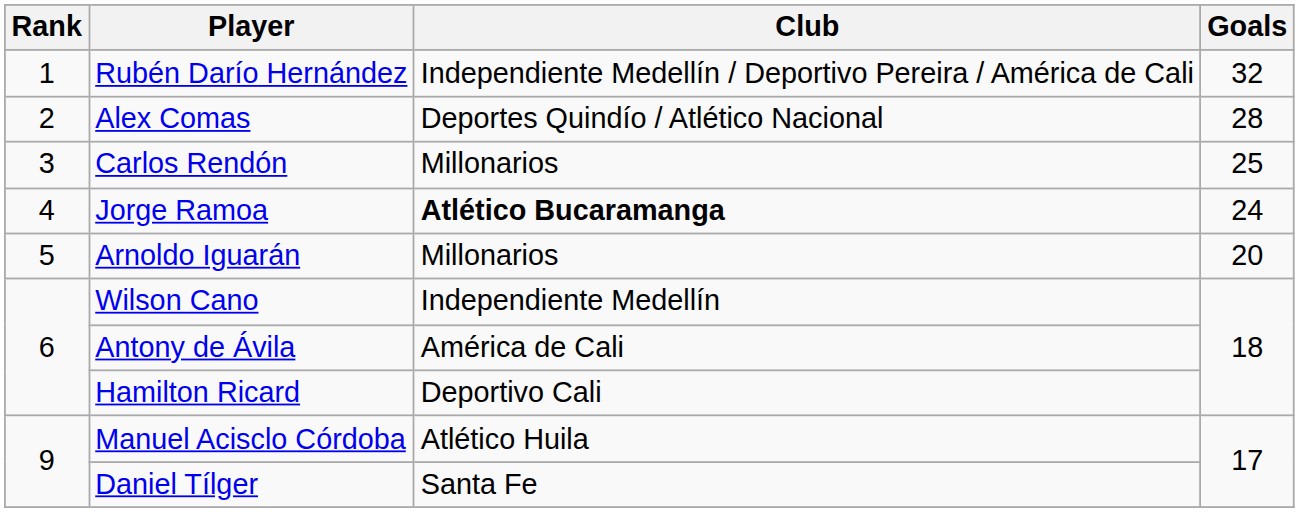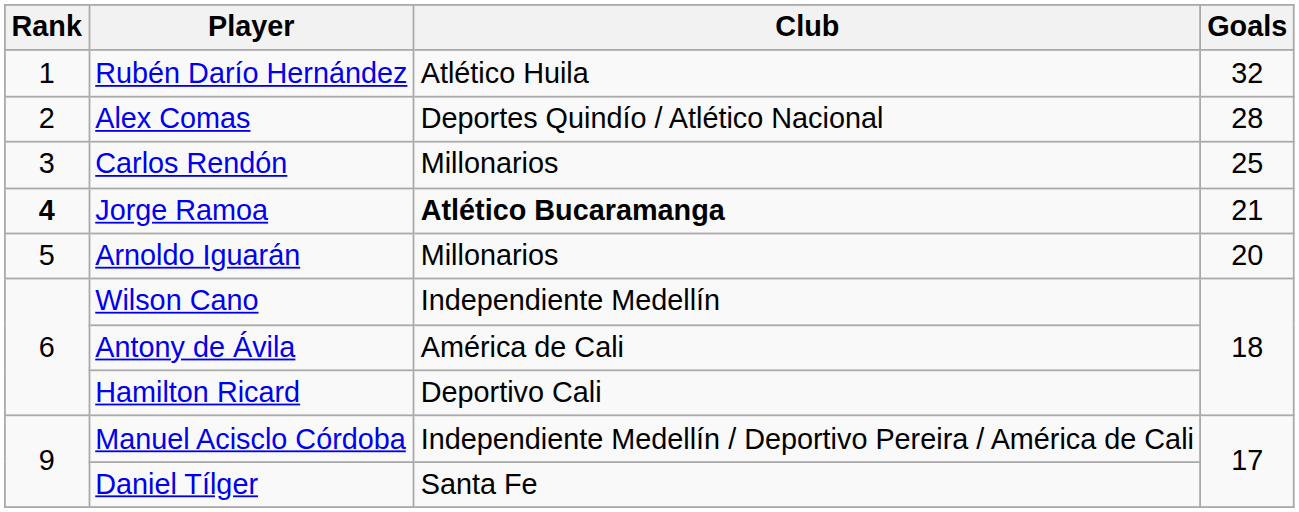(807, 73) Independiente Medellín / Deportivo Pereira / América de Cali -> (505, 73) Atlético Huila
(47, 210) normal -> (47, 210) bold
(1247, 210) 24 -> (1247, 210) 21
(505, 438) Atlético Huila -> (807, 438) Independiente Medellín / Deportivo Pereira / América de Cali
